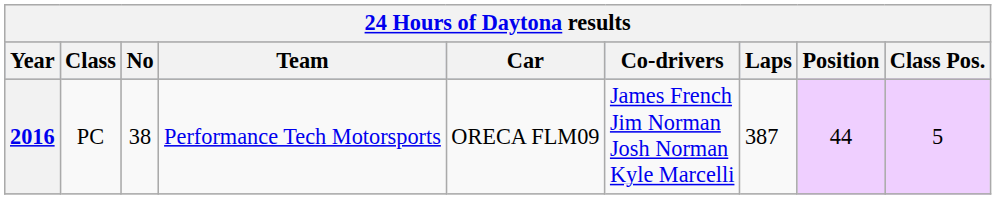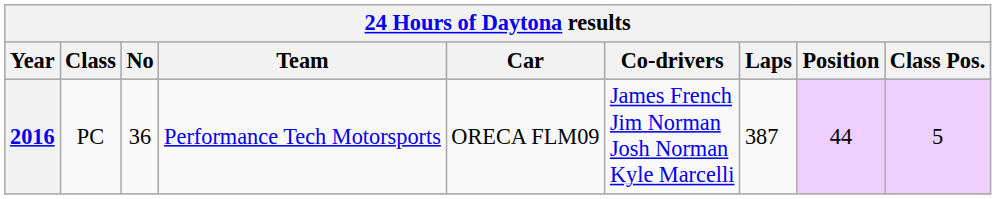(140, 136) 38 -> (140, 136) 36
